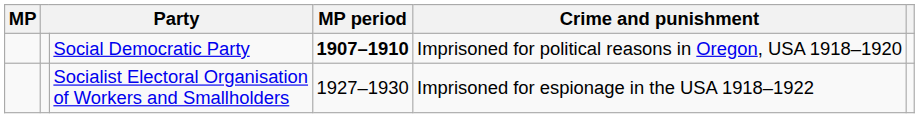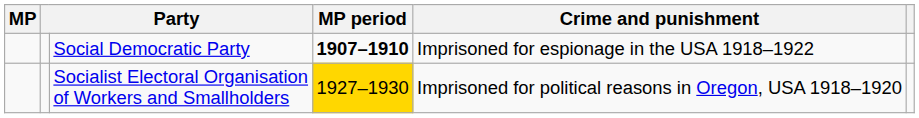(660, 48) Imprisoned for political reasons in Oregon, USA 1918–1920 -> (616, 48) Imprisoned for espionage in the USA 1918–1922
(363, 87) no background -> (363, 87) gold background
(616, 87) Imprisoned for espionage in the USA 1918–1922 -> (660, 87) Imprisoned for political reasons in Oregon, USA 1918–1920
